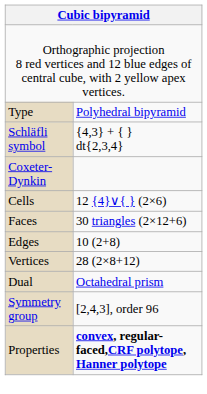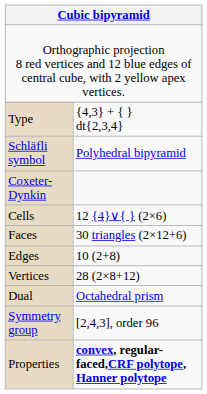(131, 112) Polyhedral bipyramid -> (104, 119) {4,3} + { } dt{2,3,4}
(104, 139) {4,3} + { } dt{2,3,4} -> (131, 153) Polyhedral bipyramid
